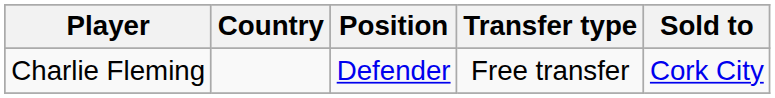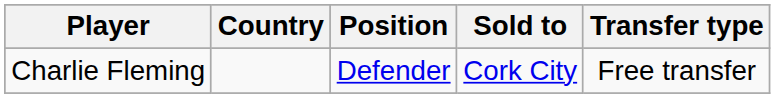columns swapped: (707, 26) <-> (550, 26)
